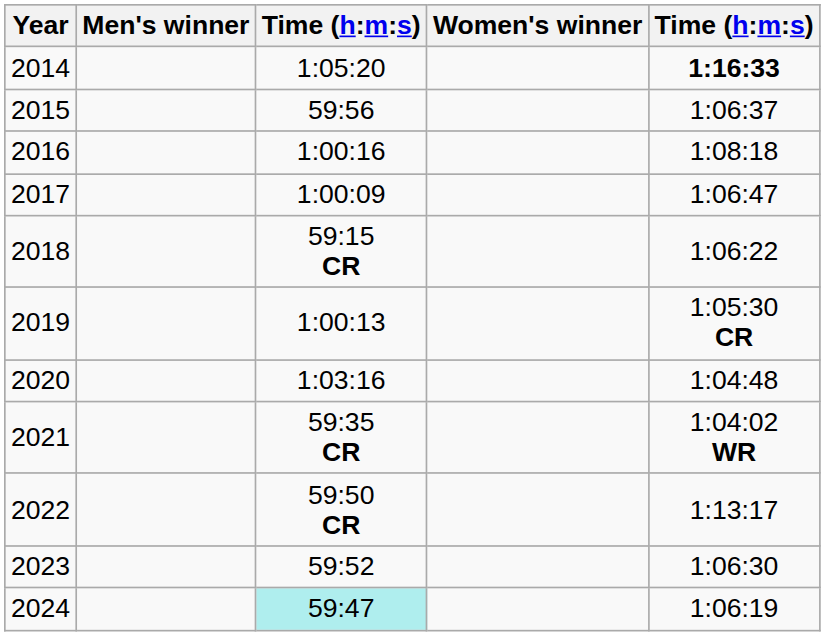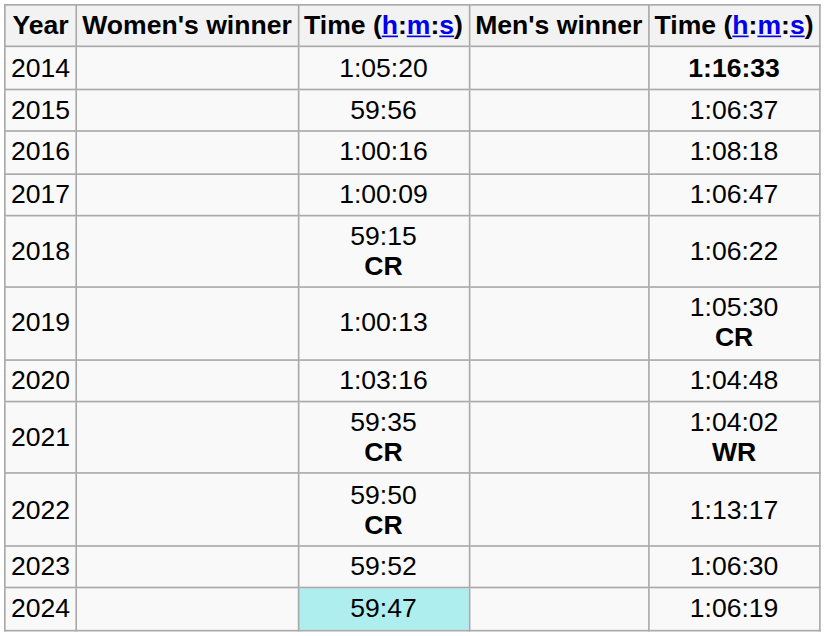columns swapped: (166, 25) <-> (538, 25)
